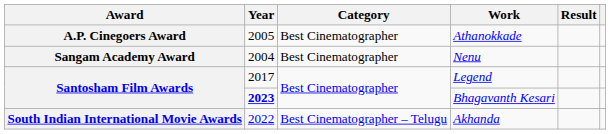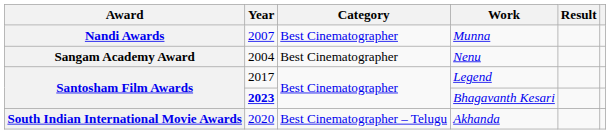- row: (487, 35)
+ row: (472, 35)
(261, 118) 2022 -> (261, 118) 2020
